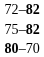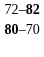- row: (22, 29)
